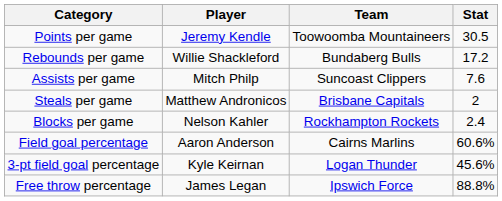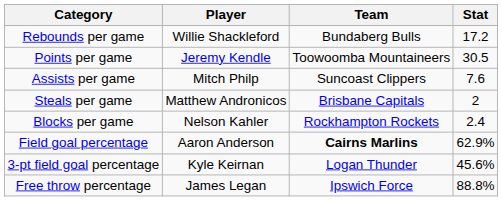rows swapped: (83, 36) <-> (83, 57)
(371, 143) normal -> (371, 143) bold
(476, 143) 60.6% -> (476, 143) 62.9%
